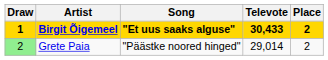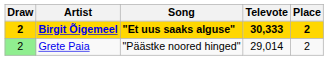(20, 30) 1 -> (20, 30) 2
(267, 30) 30,433 -> (267, 30) 30,333
